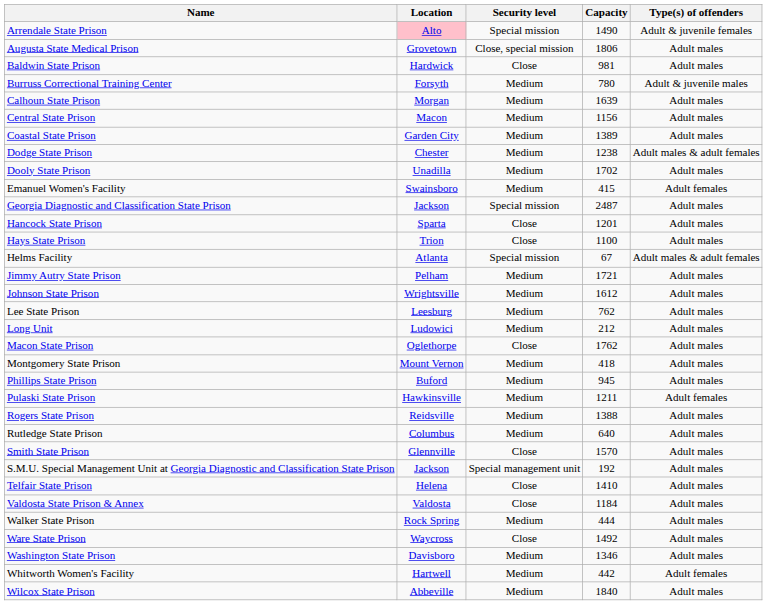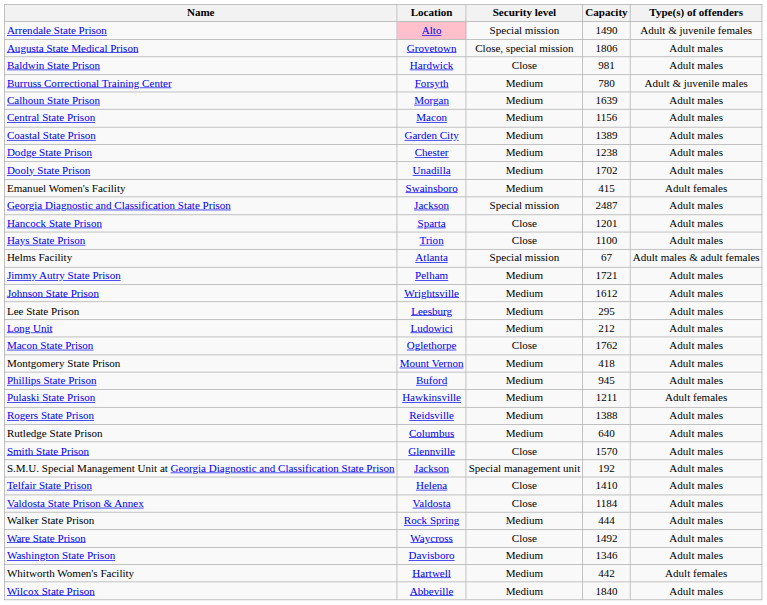(696, 153) Adult males & adult females -> (696, 153) Adult males
(606, 310) 762 -> (606, 310) 295
